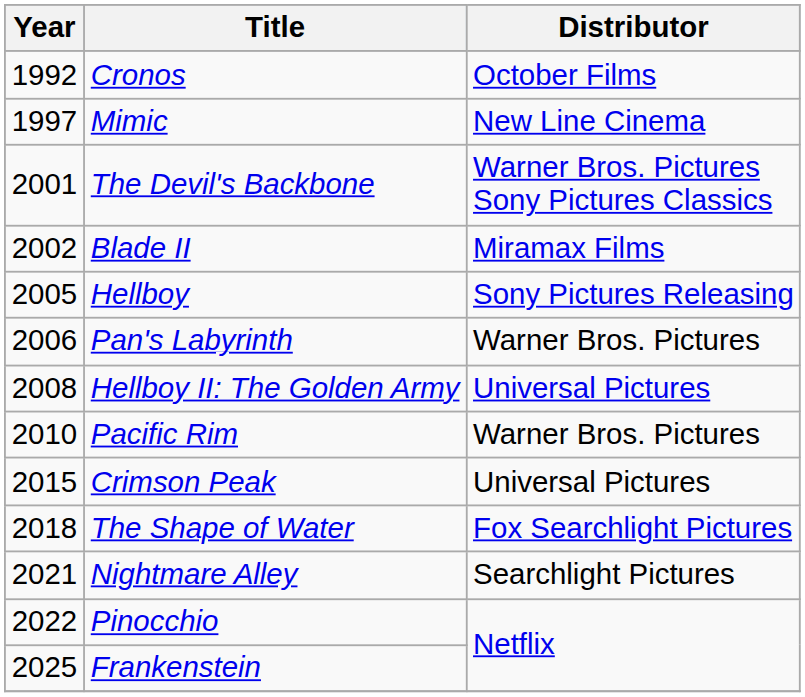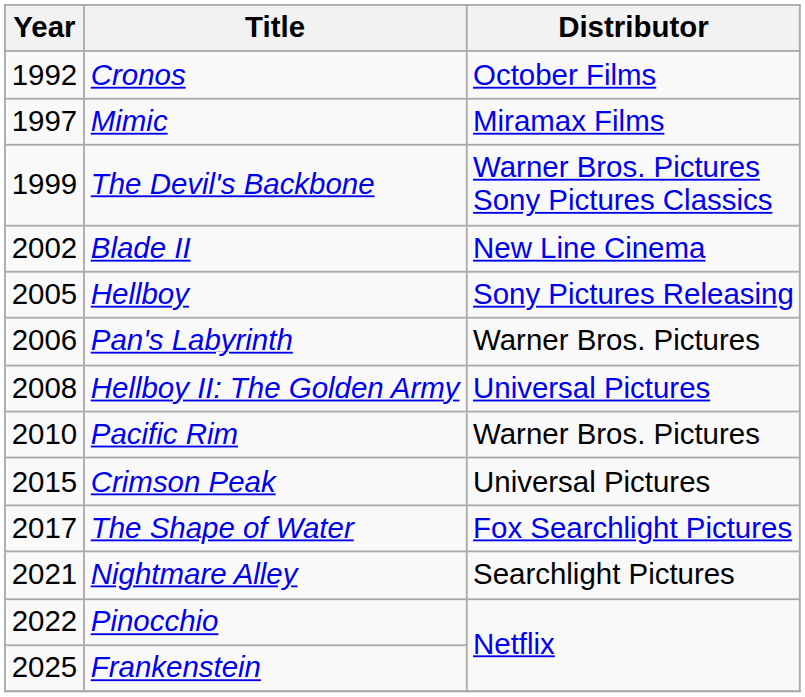(589, 121) New Line Cinema -> (569, 121) Miramax Films
(44, 184) 2001 -> (44, 184) 1999
(569, 247) Miramax Films -> (589, 247) New Line Cinema
(44, 527) 2018 -> (44, 527) 2017
